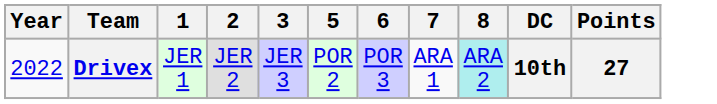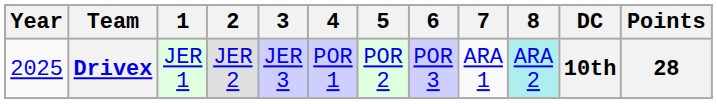+ column: (333, 22)
(37, 69) 2022 -> (37, 69) 2025
(616, 69) 27 -> (666, 69) 28
